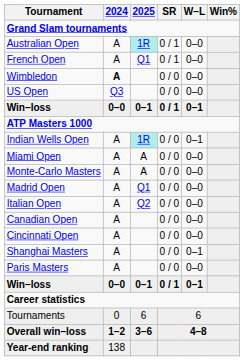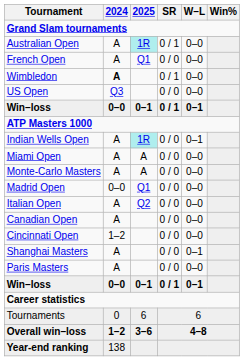(169, 60) 0 / 1 -> (169, 60) 0 / 0
(169, 76) 0 / 0 -> (169, 76) 0 / 1
(117, 188) A -> (117, 188) 0–0
(117, 236) A -> (117, 236) 1–2
